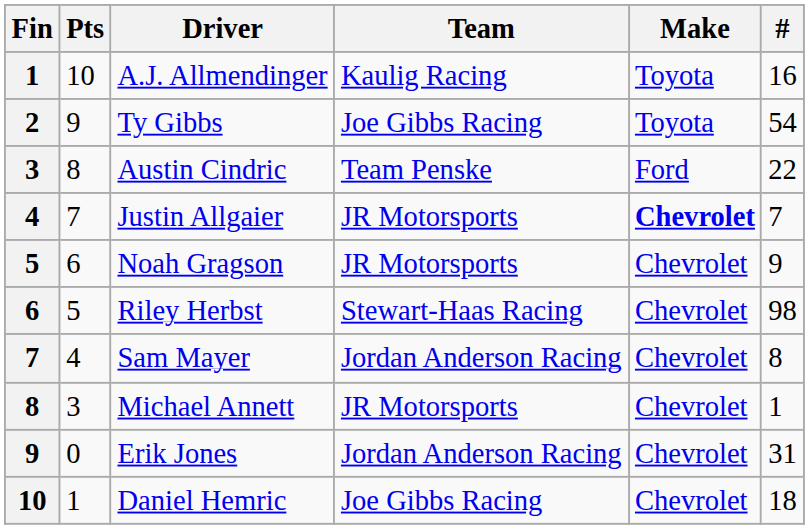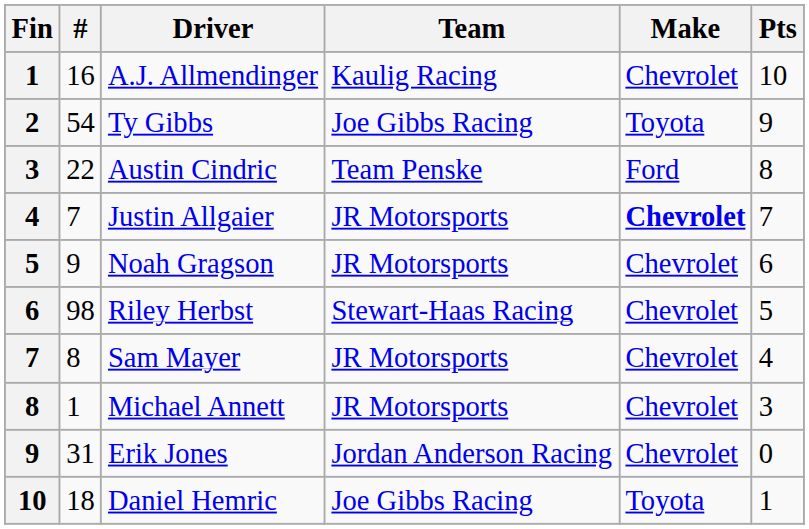columns swapped: (782, 28) <-> (85, 28)
(674, 75) Toyota -> (682, 75) Chevrolet
(481, 358) Jordan Anderson Racing -> (420, 358) JR Motorsports
(691, 499) Chevrolet -> (665, 499) Toyota
